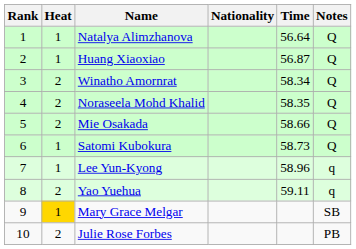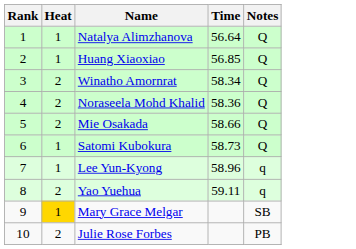- column: (242, 15)
(295, 59) 56.87 -> (226, 59) 56.85
(295, 102) 58.35 -> (226, 102) 58.36
